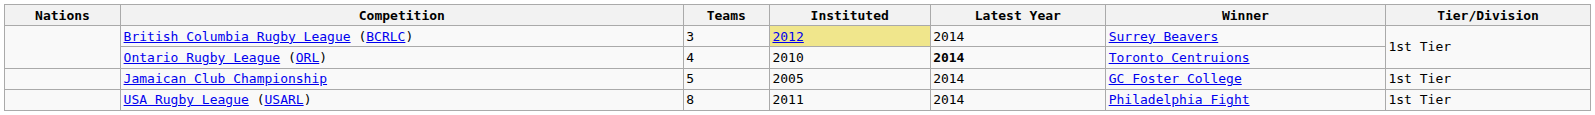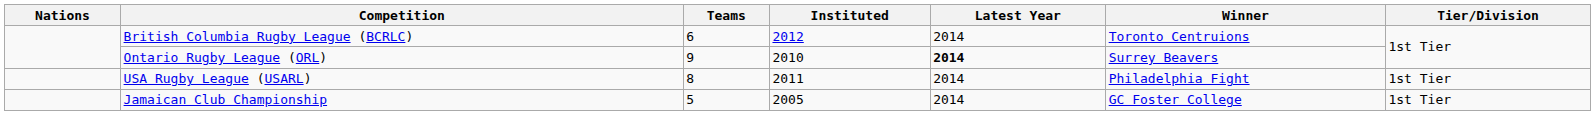(690, 36) 3 -> (690, 36) 6
(788, 36) khaki background -> (788, 36) no background
(1163, 36) Surrey Beavers -> (1179, 36) Toronto Centruions
(690, 57) 4 -> (690, 57) 9
(1179, 57) Toronto Centruions -> (1163, 57) Surrey Beavers
rows swapped: (225, 79) <-> (218, 100)
